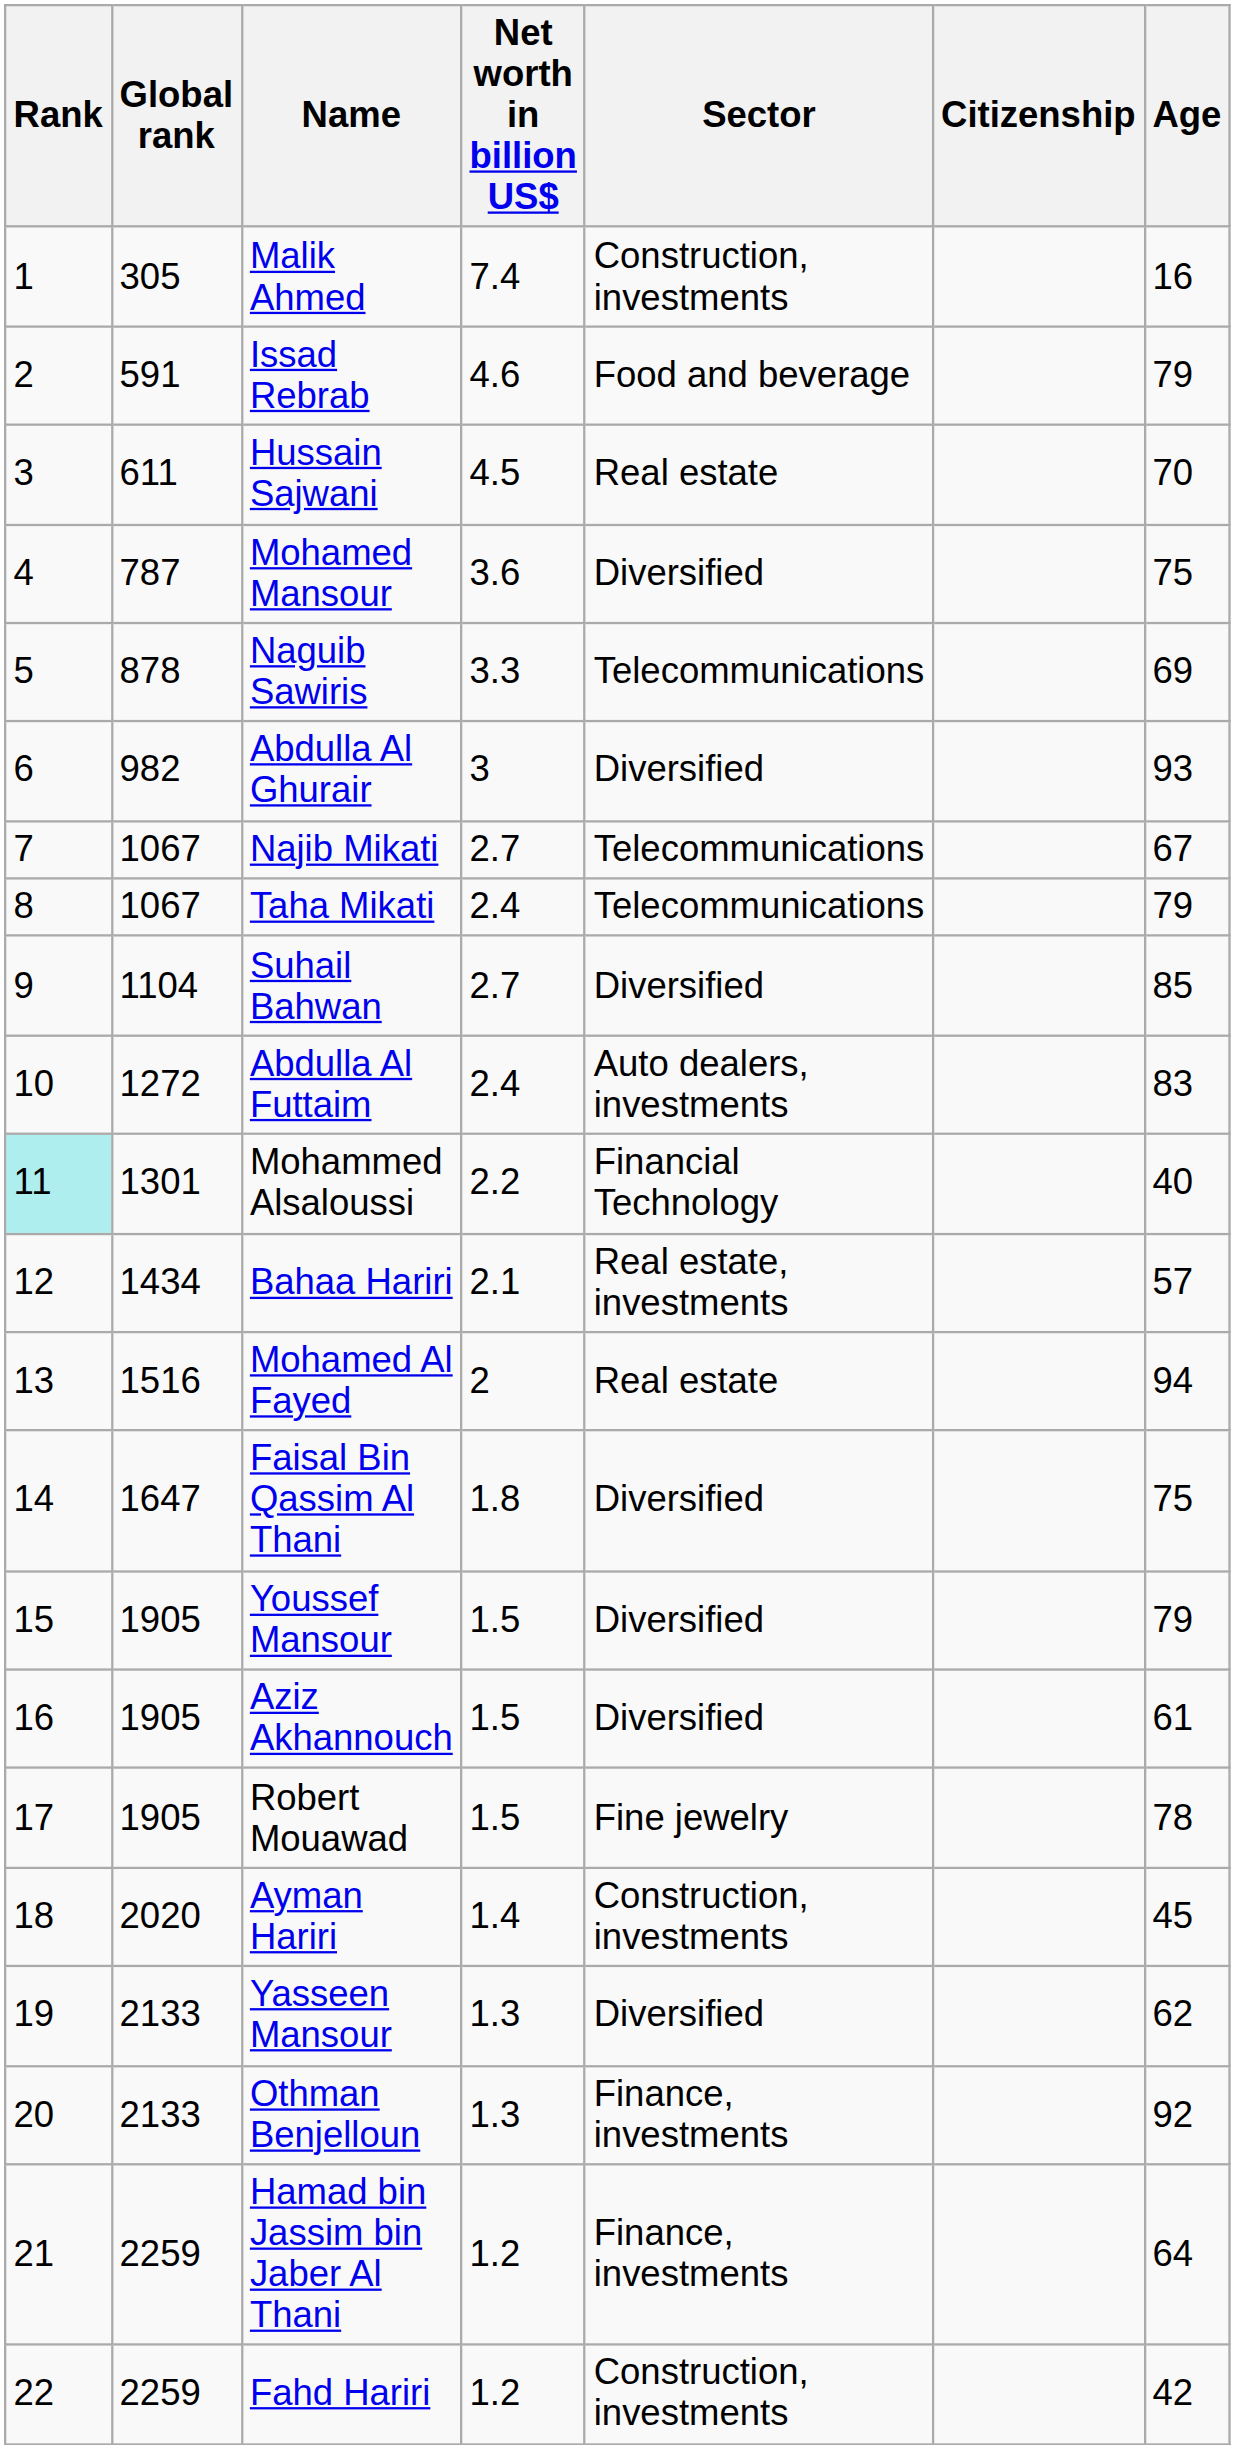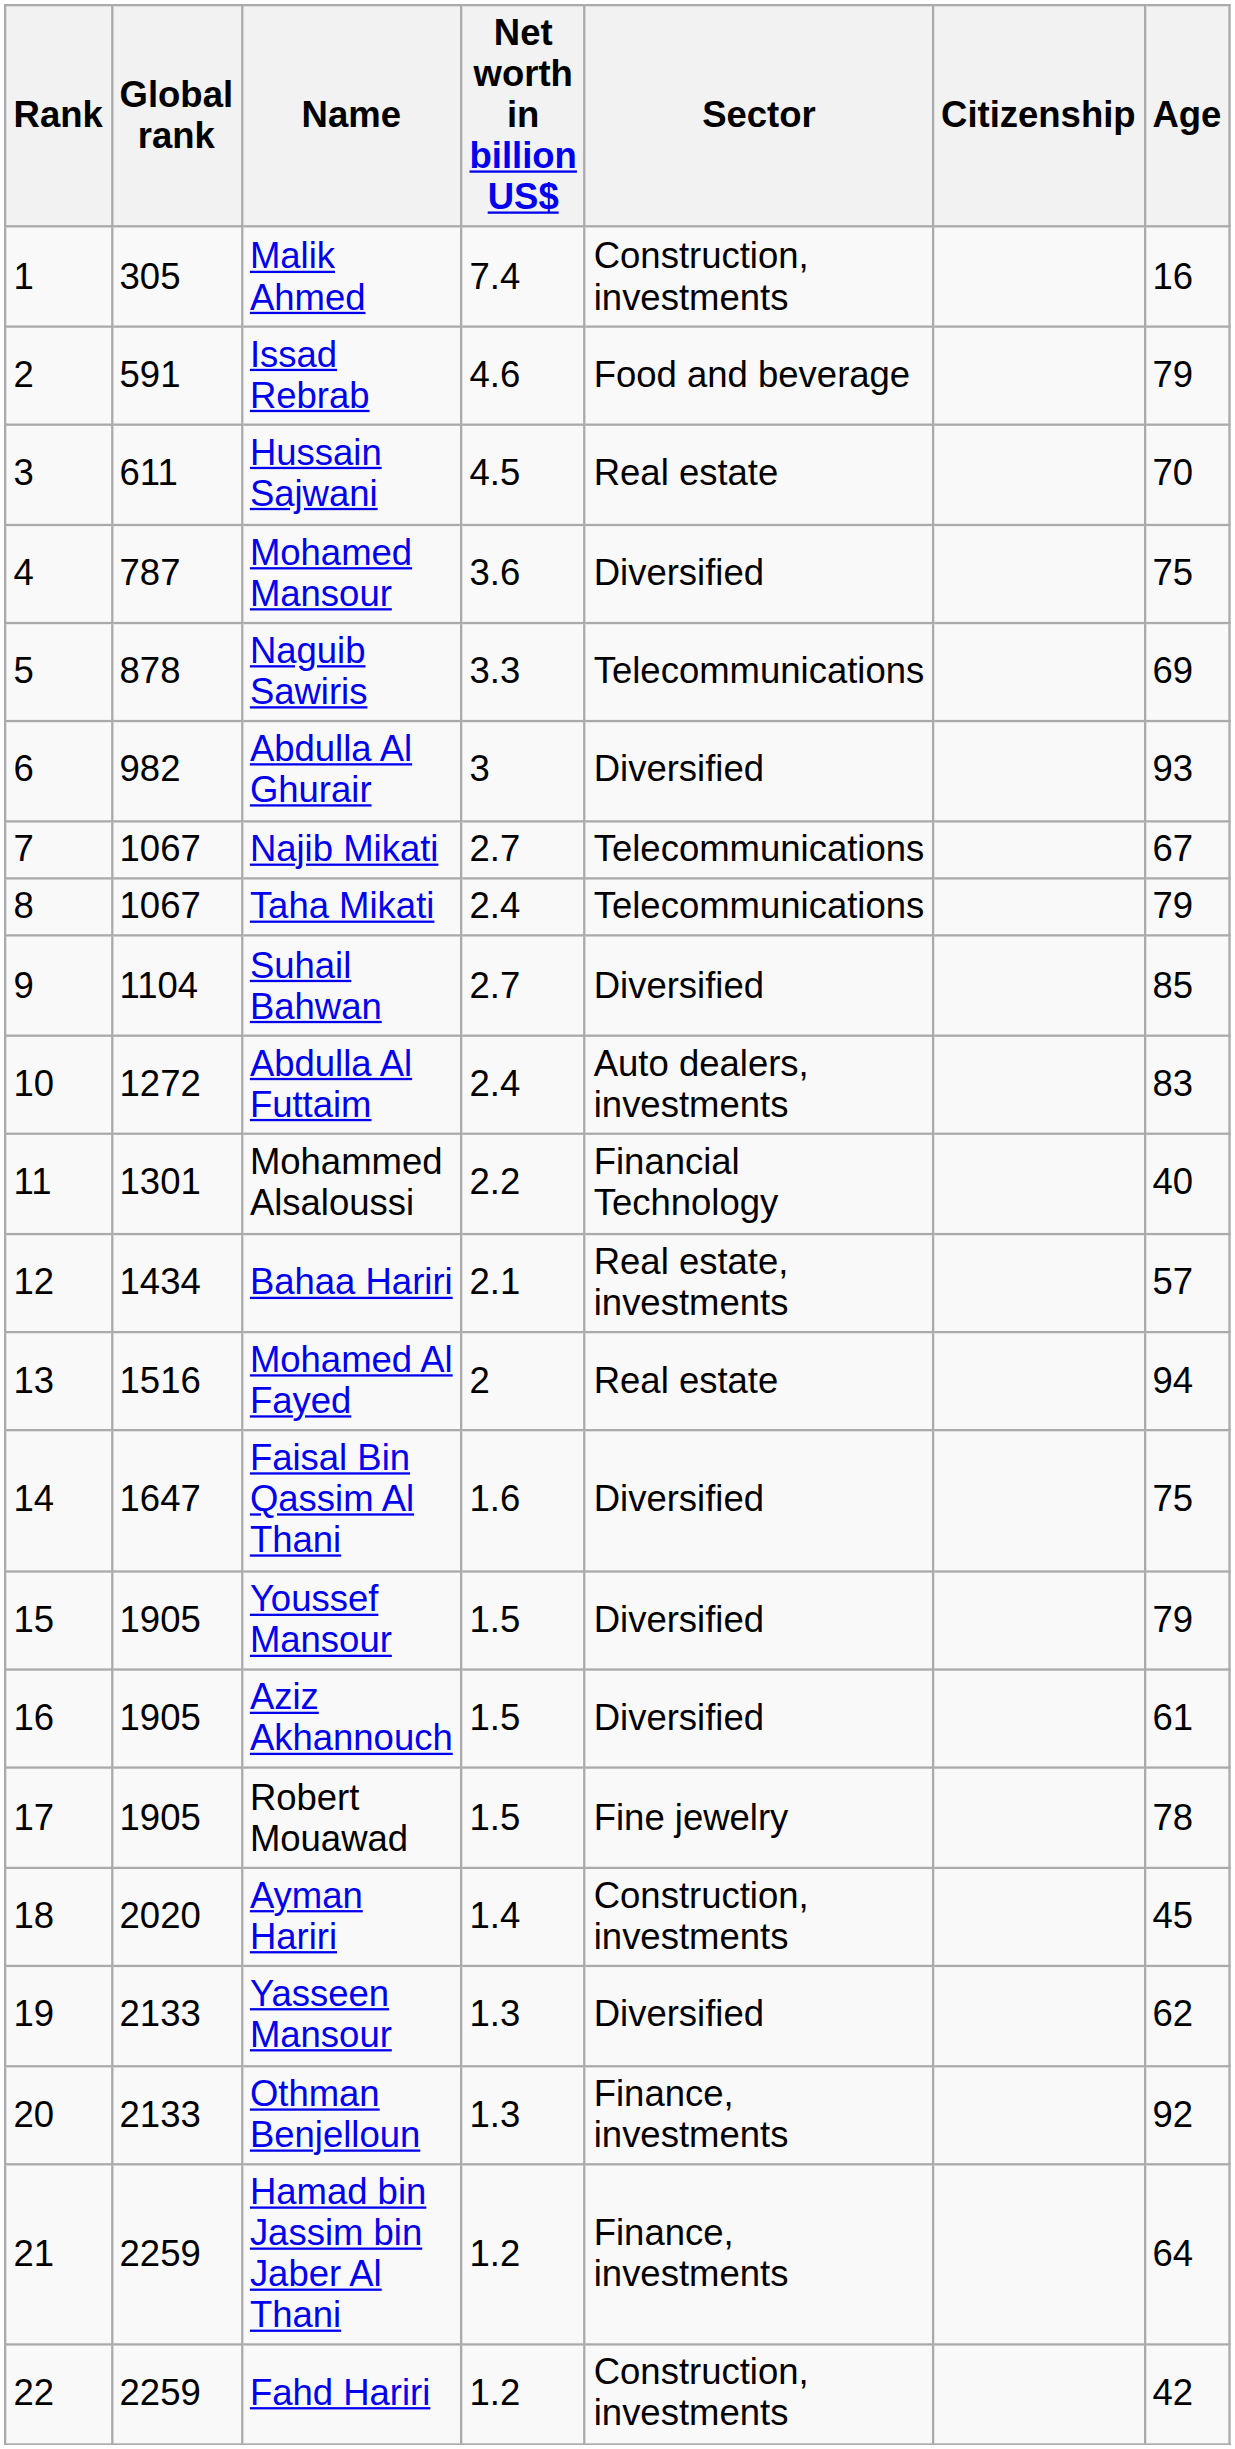(32, 1182) paleturquoise background -> (32, 1182) no background
(495, 1500) 1.8 -> (495, 1500) 1.6
